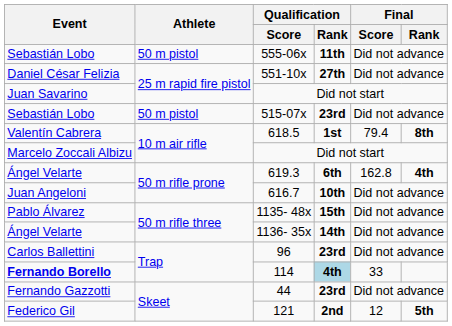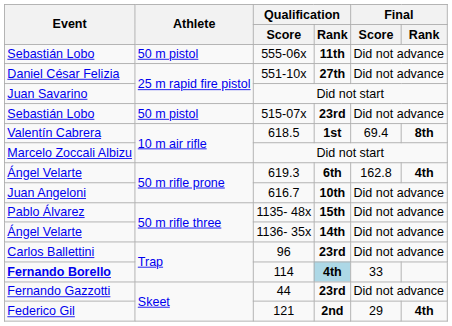(376, 133) 79.4 -> (376, 133) 69.4
(376, 312) 12 -> (376, 312) 29
(424, 312) 5th -> (424, 312) 4th
